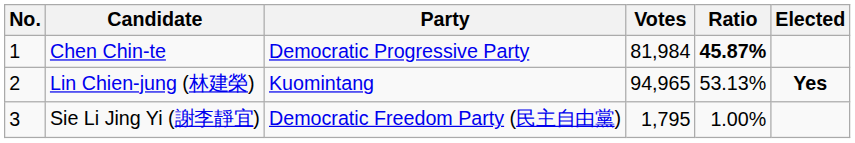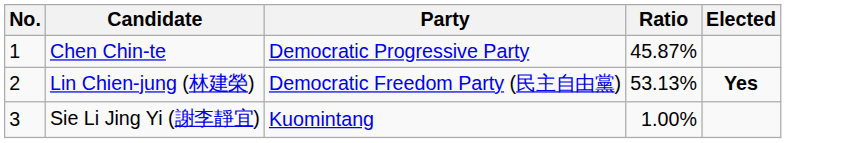- column: (660, 20)
(733, 51) bold -> (664, 51) normal
(322, 84) Kuomintang -> (445, 83) Democratic Freedom Party (民主自由黨)
(445, 118) Democratic Freedom Party (民主自由黨) -> (322, 119) Kuomintang
